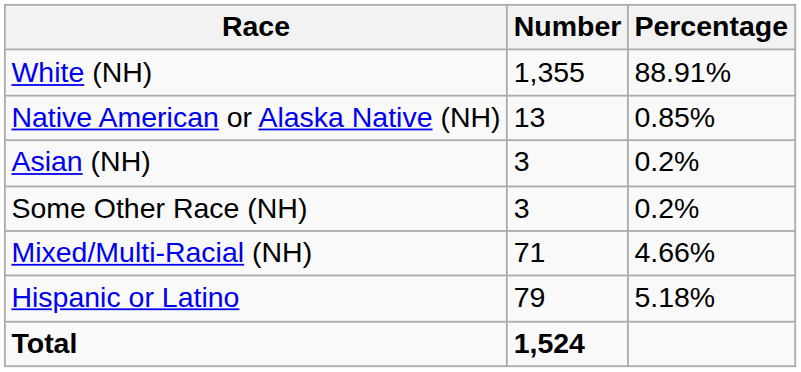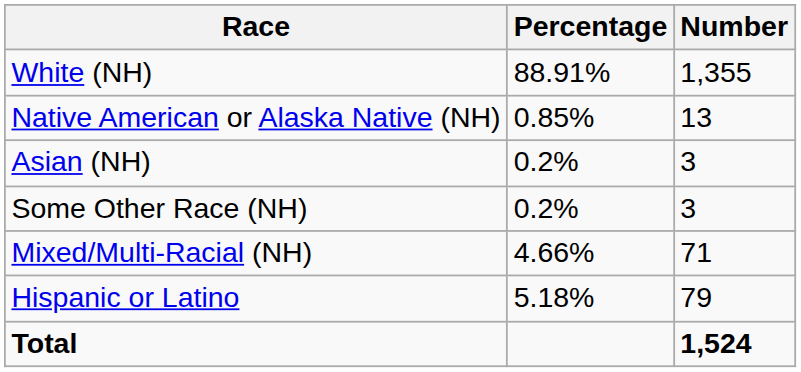columns swapped: (567, 27) <-> (711, 27)
